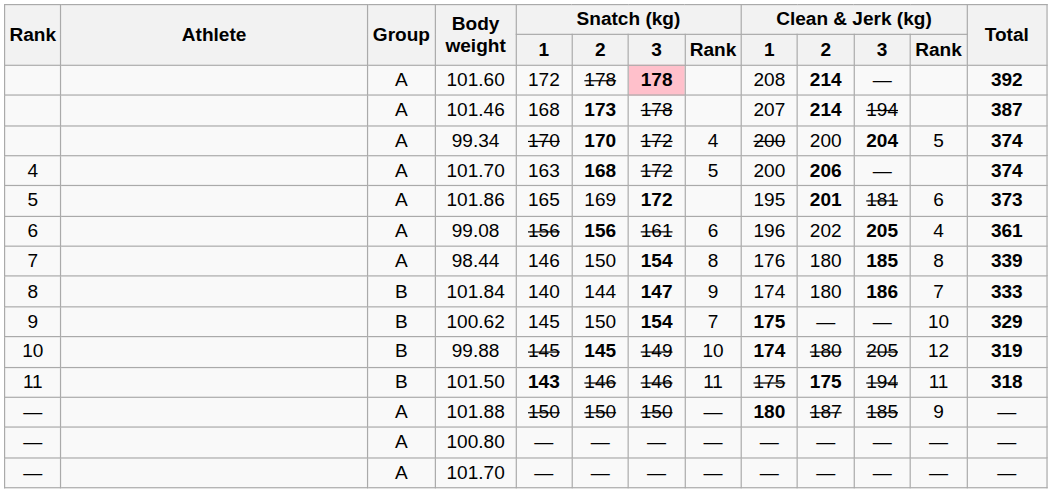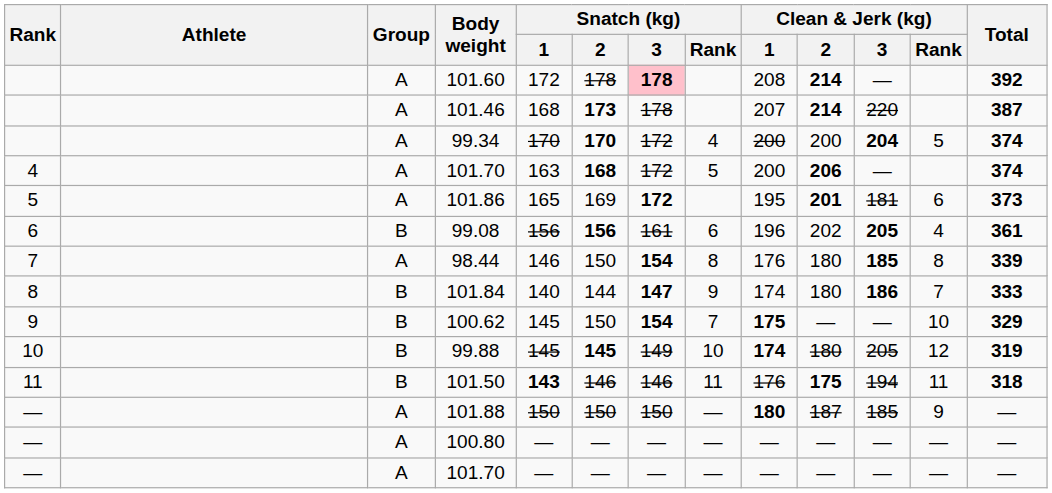(882, 110) 194 -> (882, 110) 220
(401, 230) A -> (401, 230) B
(769, 381) 175 -> (769, 381) 176
